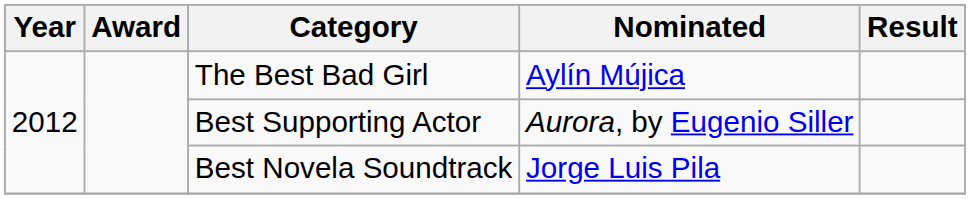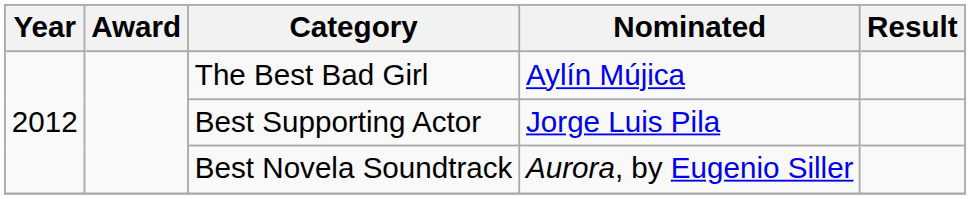(690, 121) Aurora, by Eugenio Siller -> (623, 121) Jorge Luis Pila
(623, 168) Jorge Luis Pila -> (690, 168) Aurora, by Eugenio Siller
